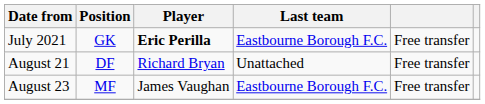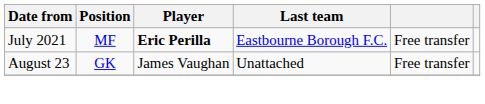(105, 39) GK -> (105, 39) MF
- row: (39, 63)
(105, 87) MF -> (105, 63) GK
(312, 87) Eastbourne Borough F.C. -> (270, 63) Unattached
